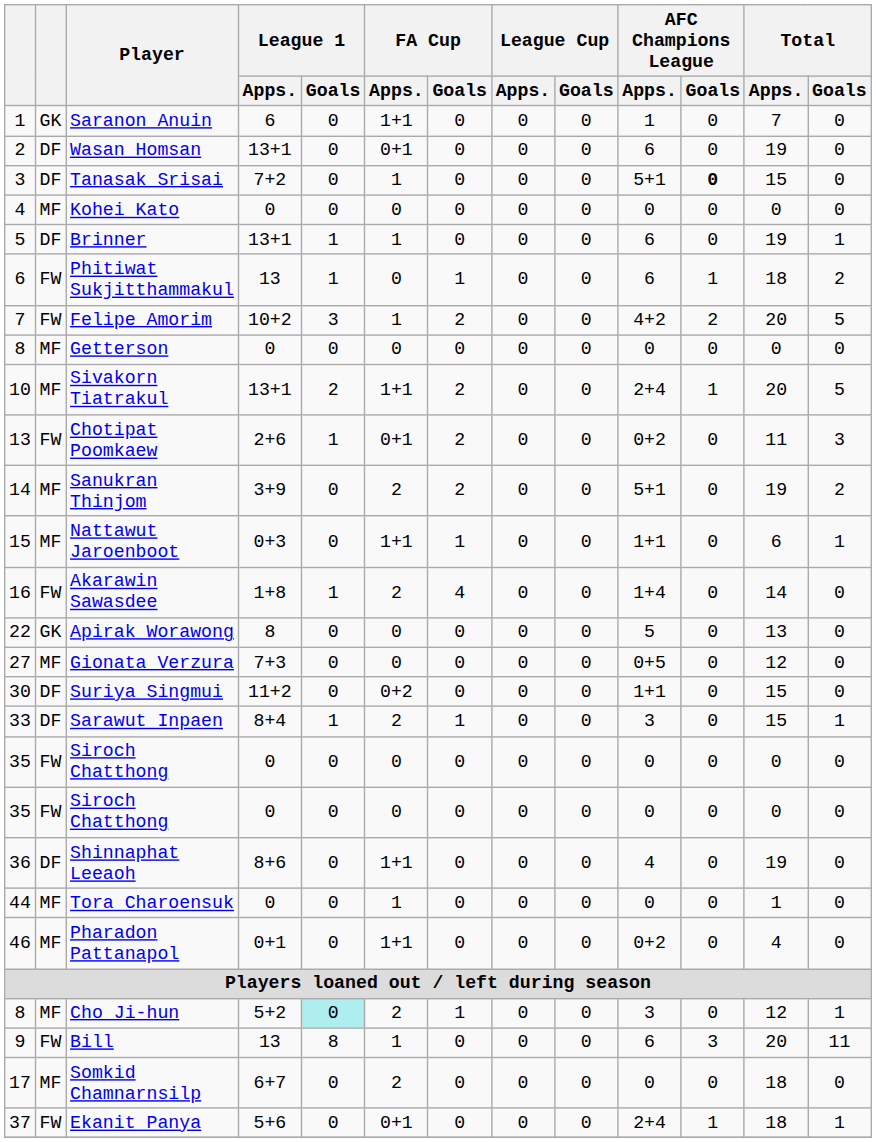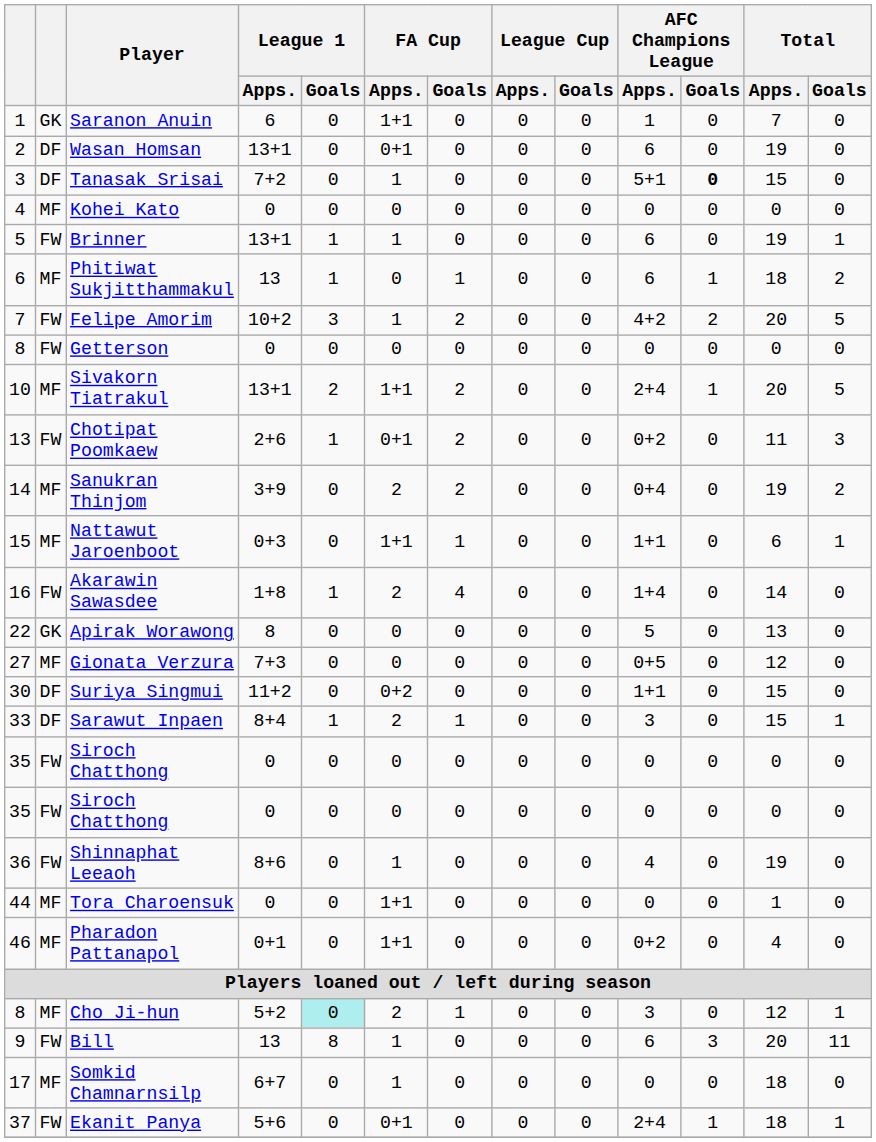(50, 240) DF -> (50, 240) FW
(50, 280) FW -> (50, 280) MF
(50, 349) MF -> (50, 349) FW
(650, 491) 5+1 -> (650, 491) 0+4
(50, 863) DF -> (50, 863) FW
(396, 863) 1+1 -> (396, 863) 1
(396, 903) 1 -> (396, 903) 1+1
(396, 1083) 2 -> (396, 1083) 1
